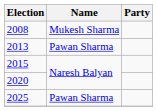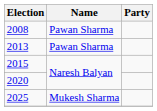(84, 30) Mukesh Sharma -> (81, 30) Pawan Sharma
(81, 98) Pawan Sharma -> (84, 98) Mukesh Sharma
